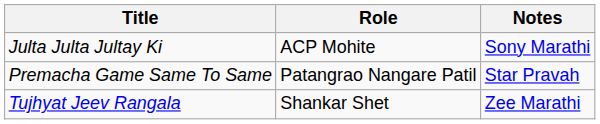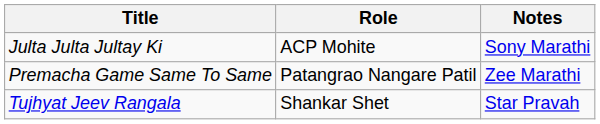(532, 75) Star Pravah -> (533, 75) Zee Marathi
(533, 103) Zee Marathi -> (532, 103) Star Pravah
